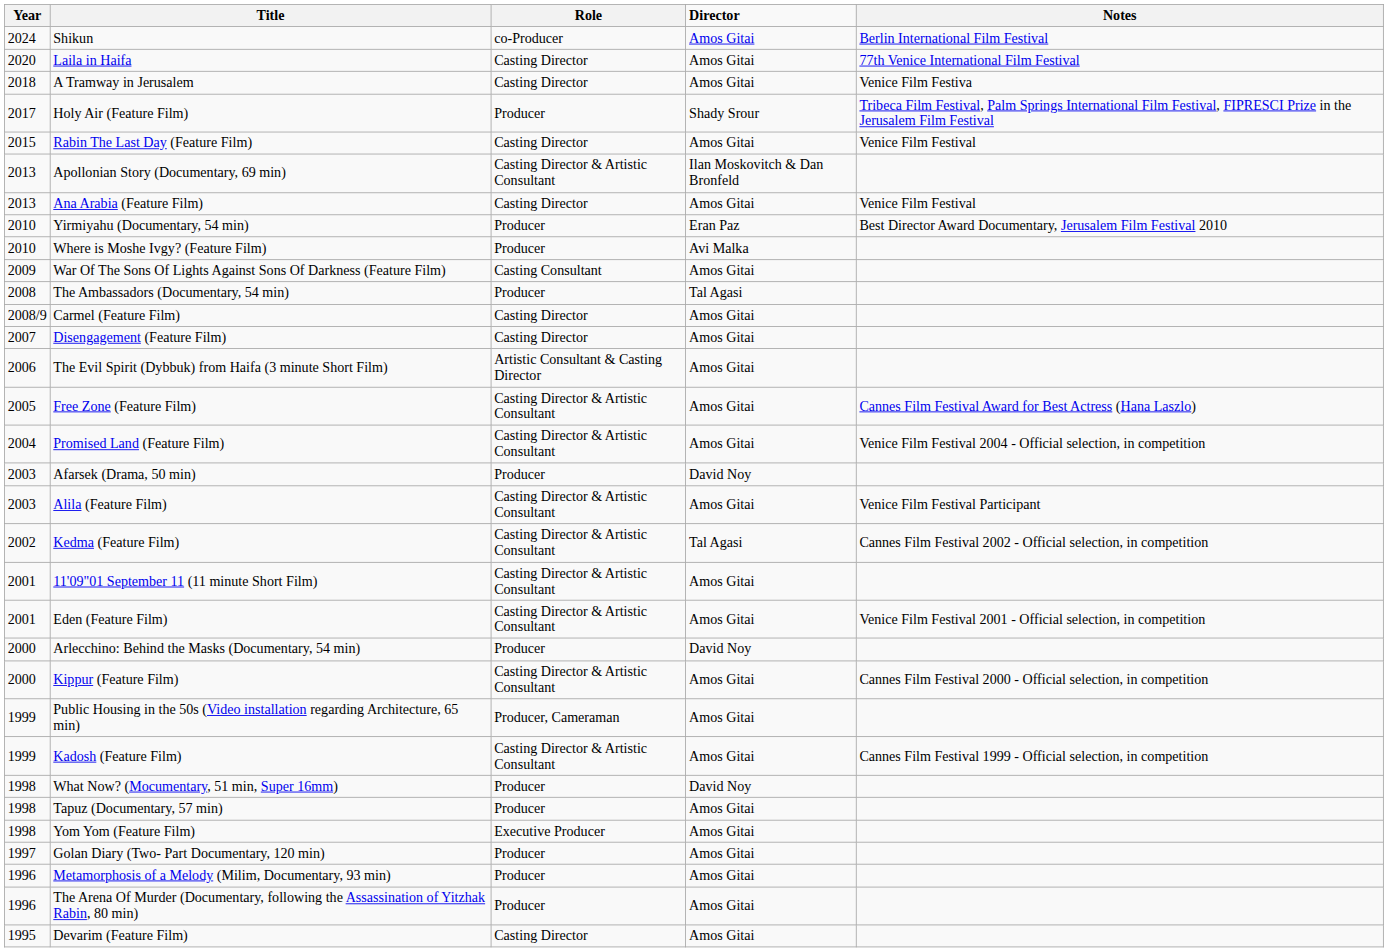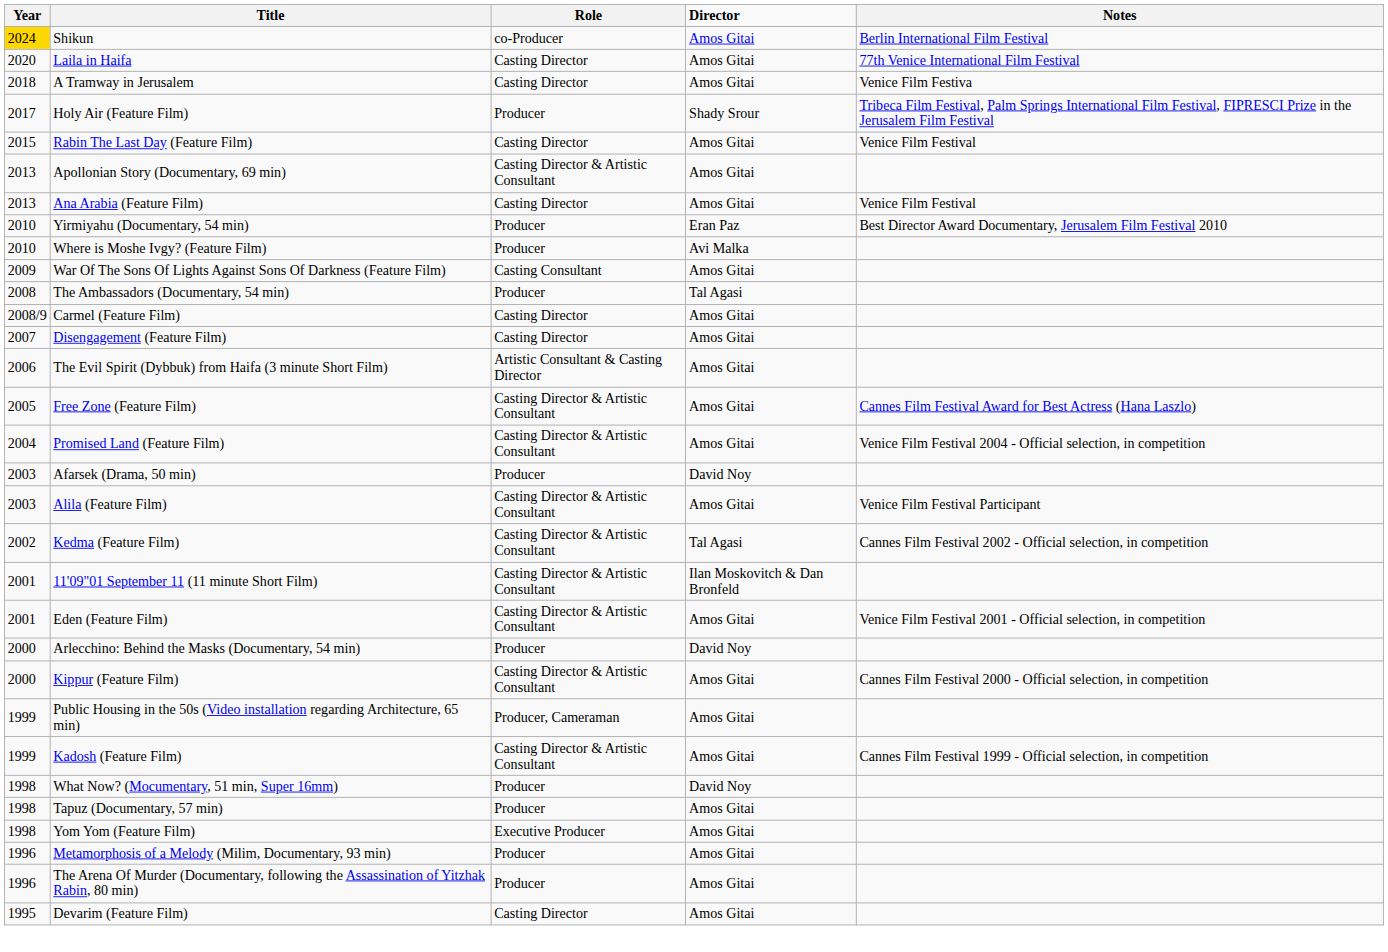(22, 37) no background -> (22, 37) gold background
(756, 173) Ilan Moskovitch & Dan Bronfeld -> (722, 173) Amos Gitai
(722, 581) Amos Gitai -> (756, 581) Ilan Moskovitch & Dan Bronfeld
- row: (189, 853)
